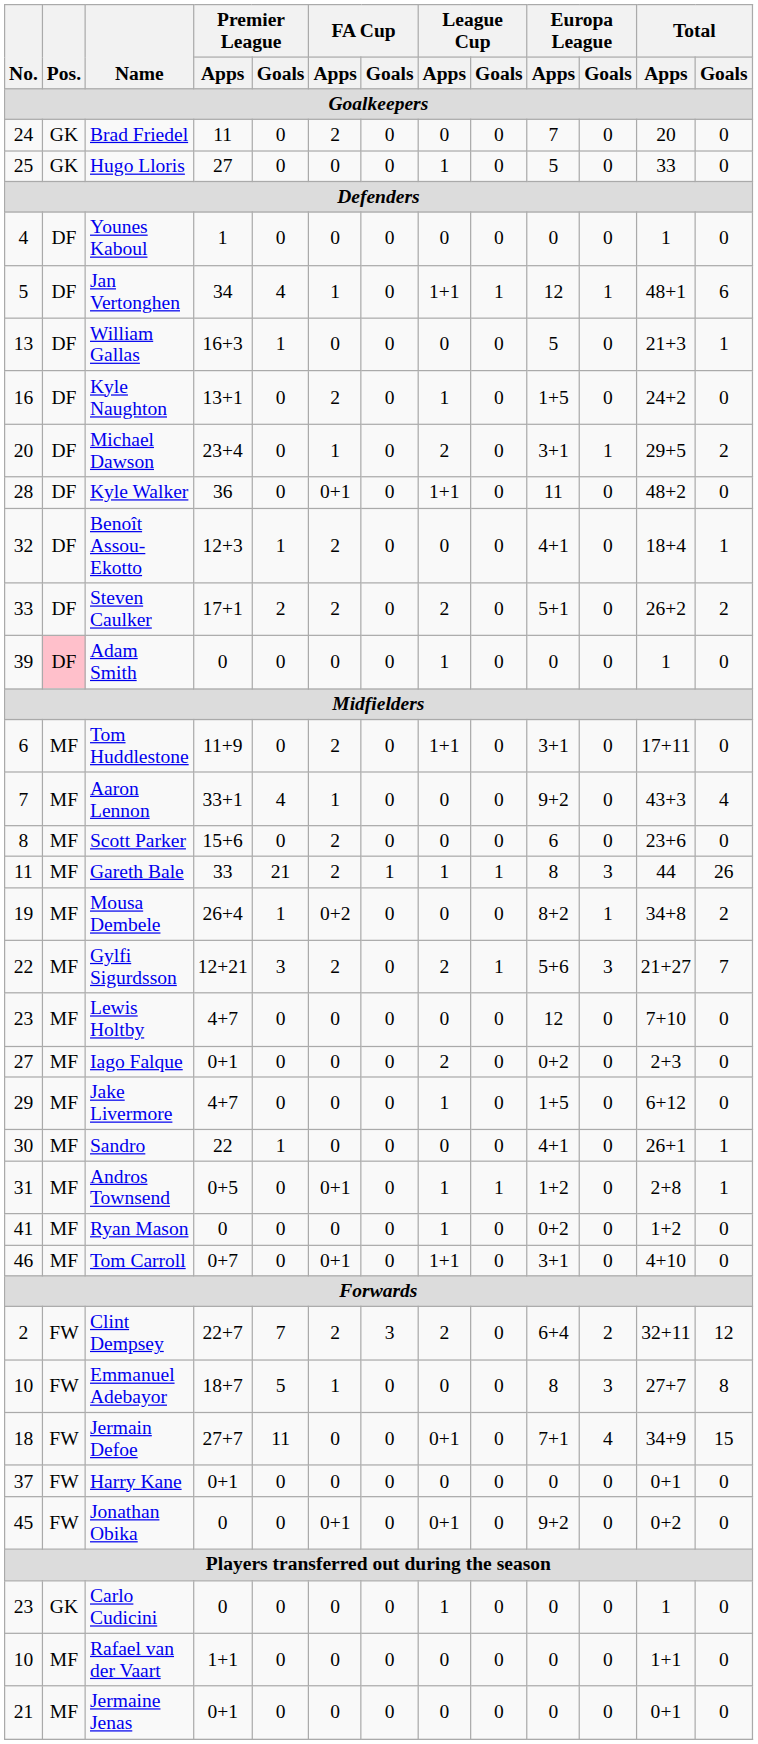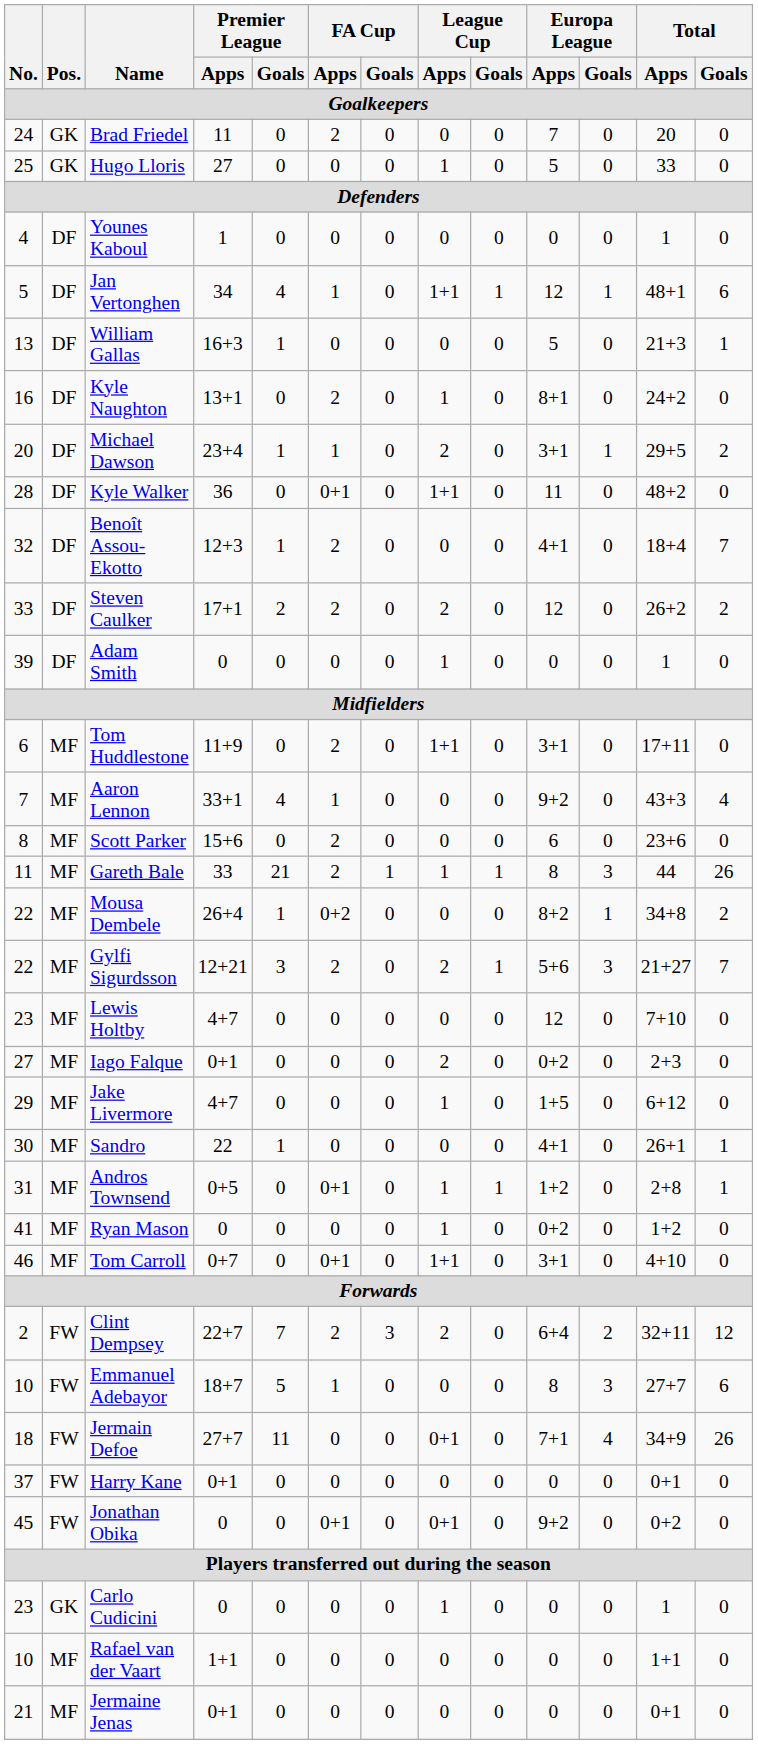(553, 397) 1+5 -> (553, 397) 8+1
(281, 450) 0 -> (281, 450) 1
(724, 545) 1 -> (724, 545) 7
(553, 609) 5+1 -> (553, 609) 12
(64, 662) pink background -> (64, 662) no background
(23, 913) 19 -> (23, 913) 22
(724, 1385) 8 -> (724, 1385) 6
(724, 1438) 15 -> (724, 1438) 26
